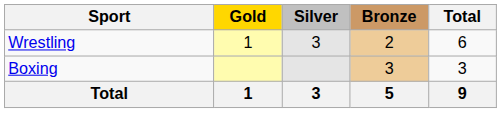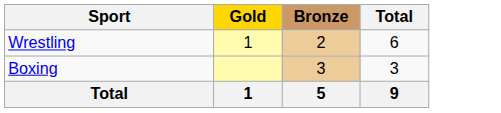- column: (316, 17)
